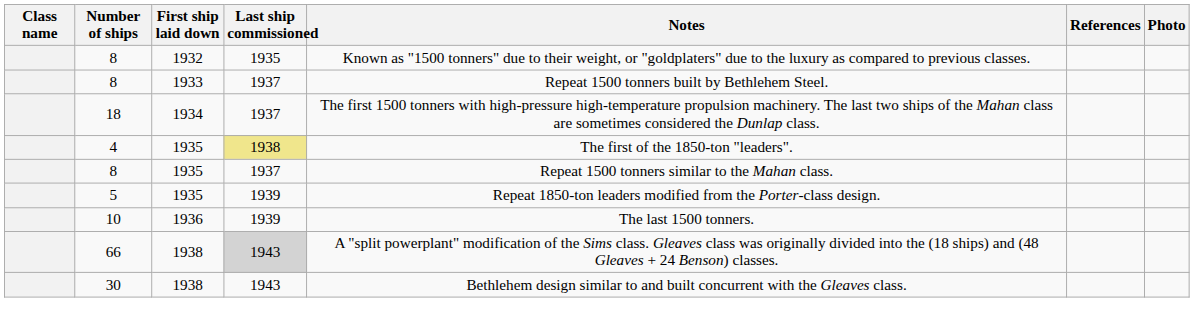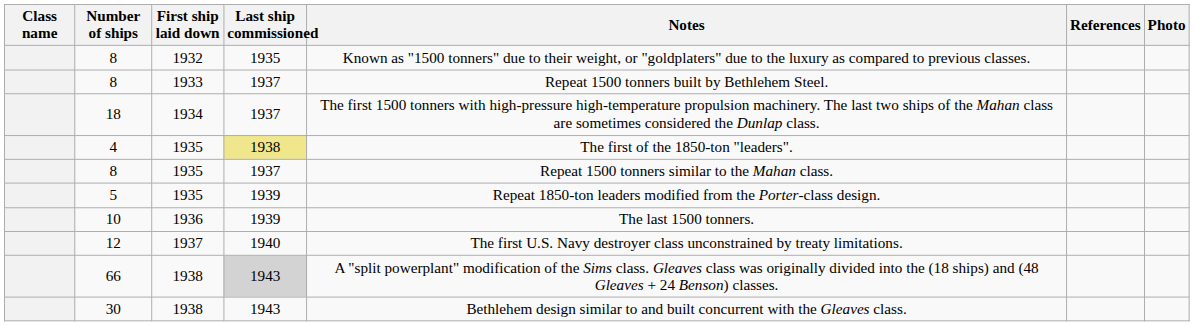+ row: (113, 243)
